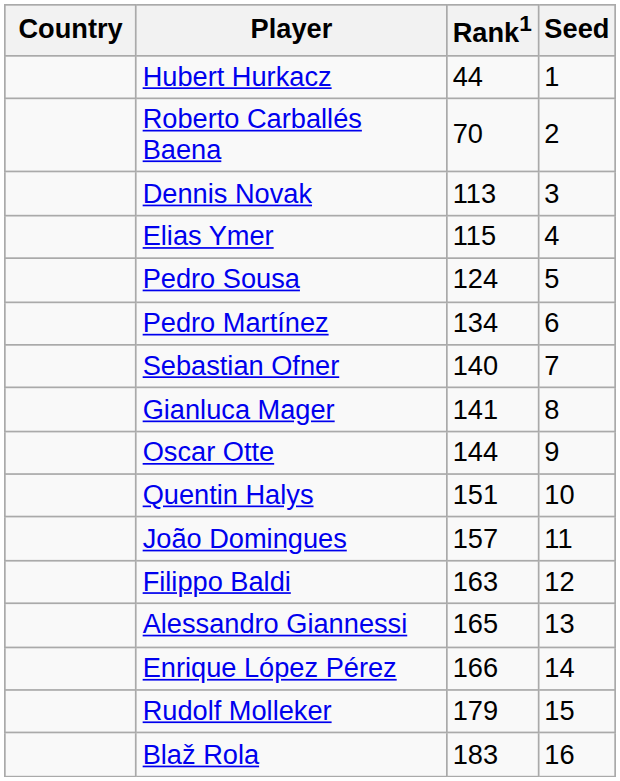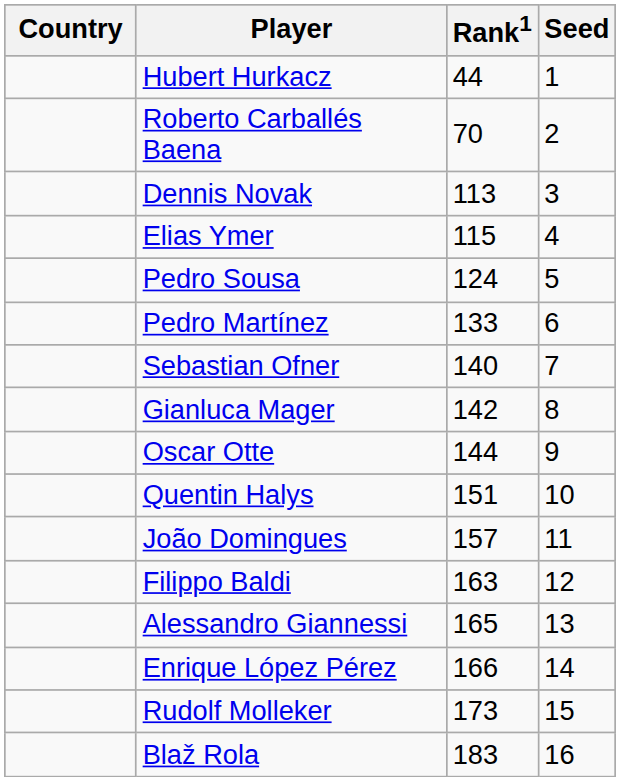(475, 322) 134 -> (475, 322) 133
(475, 409) 141 -> (475, 409) 142
(475, 711) 179 -> (475, 711) 173
